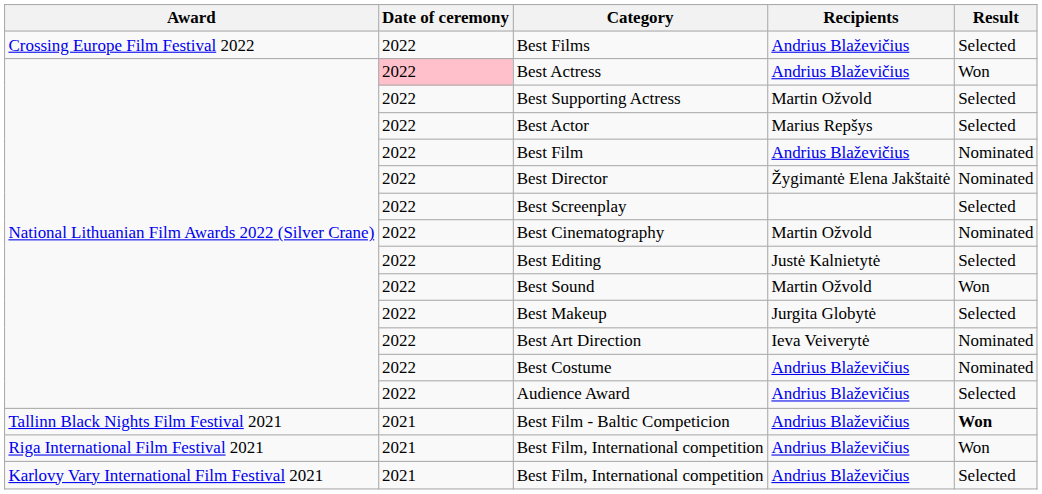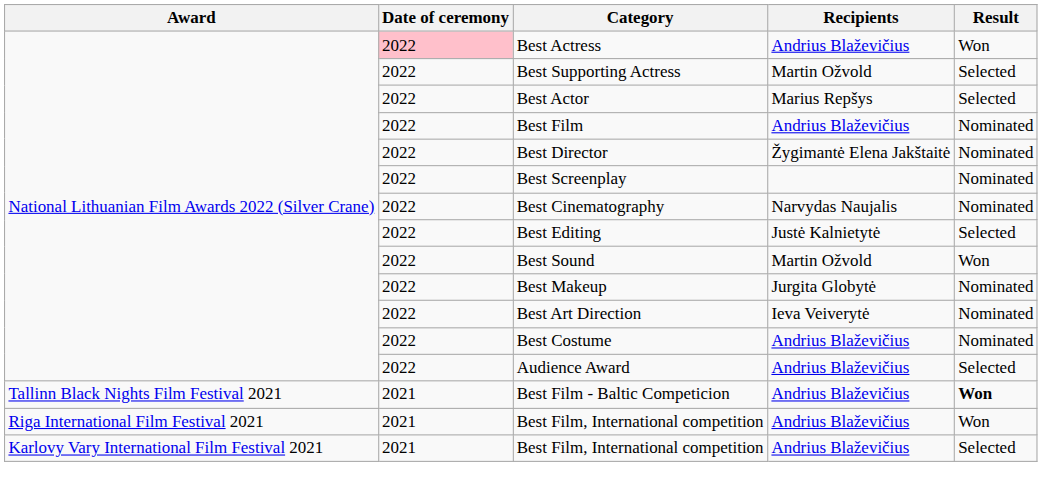- row: (131, 44)
(987, 206) Selected -> (996, 179) Nominated
(822, 233) Martin Ožvold -> (834, 206) Narvydas Naujalis
(987, 313) Selected -> (996, 286) Nominated
